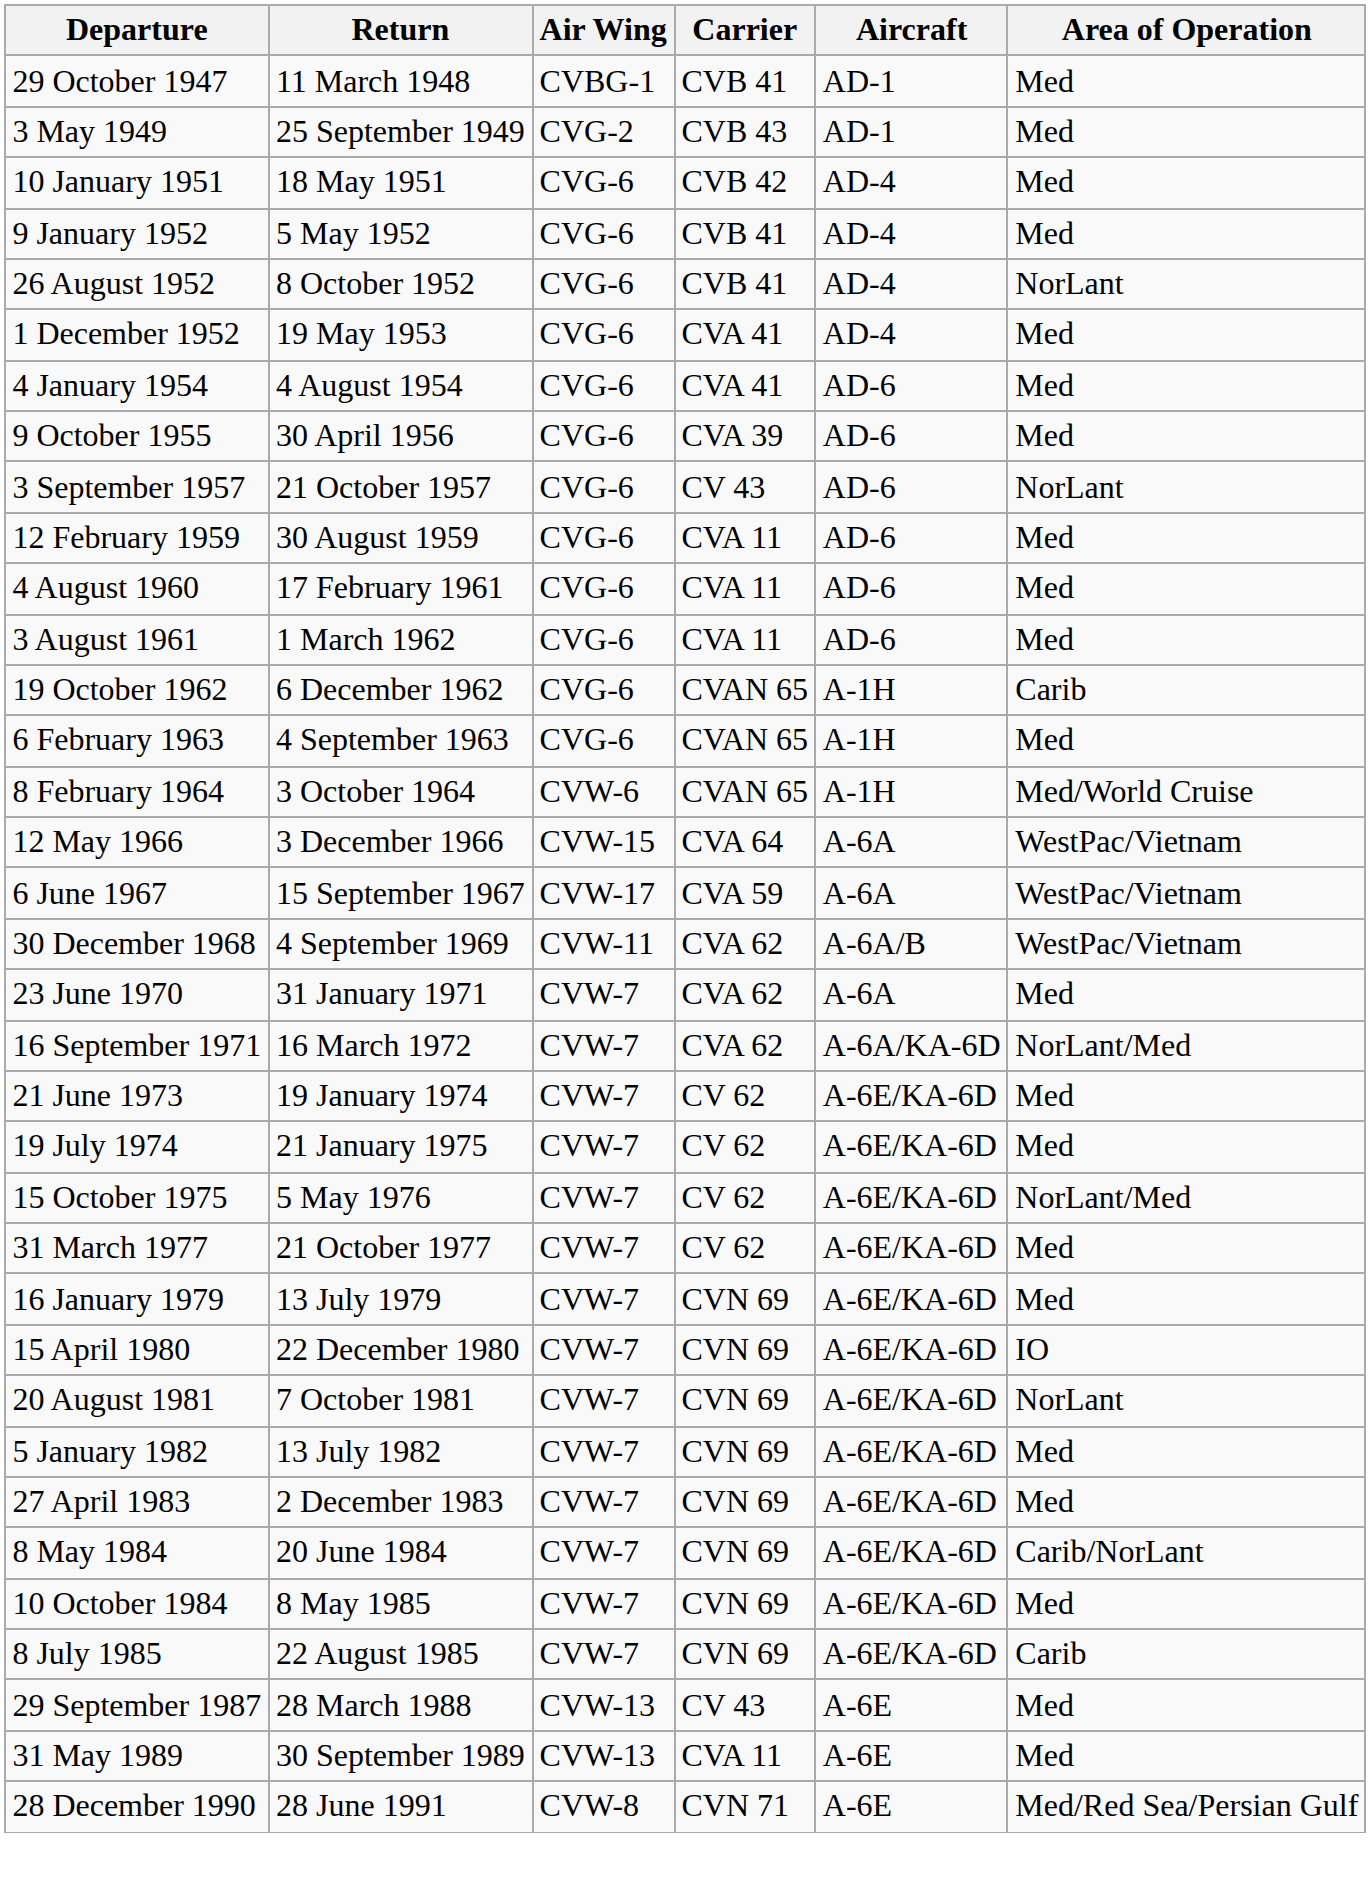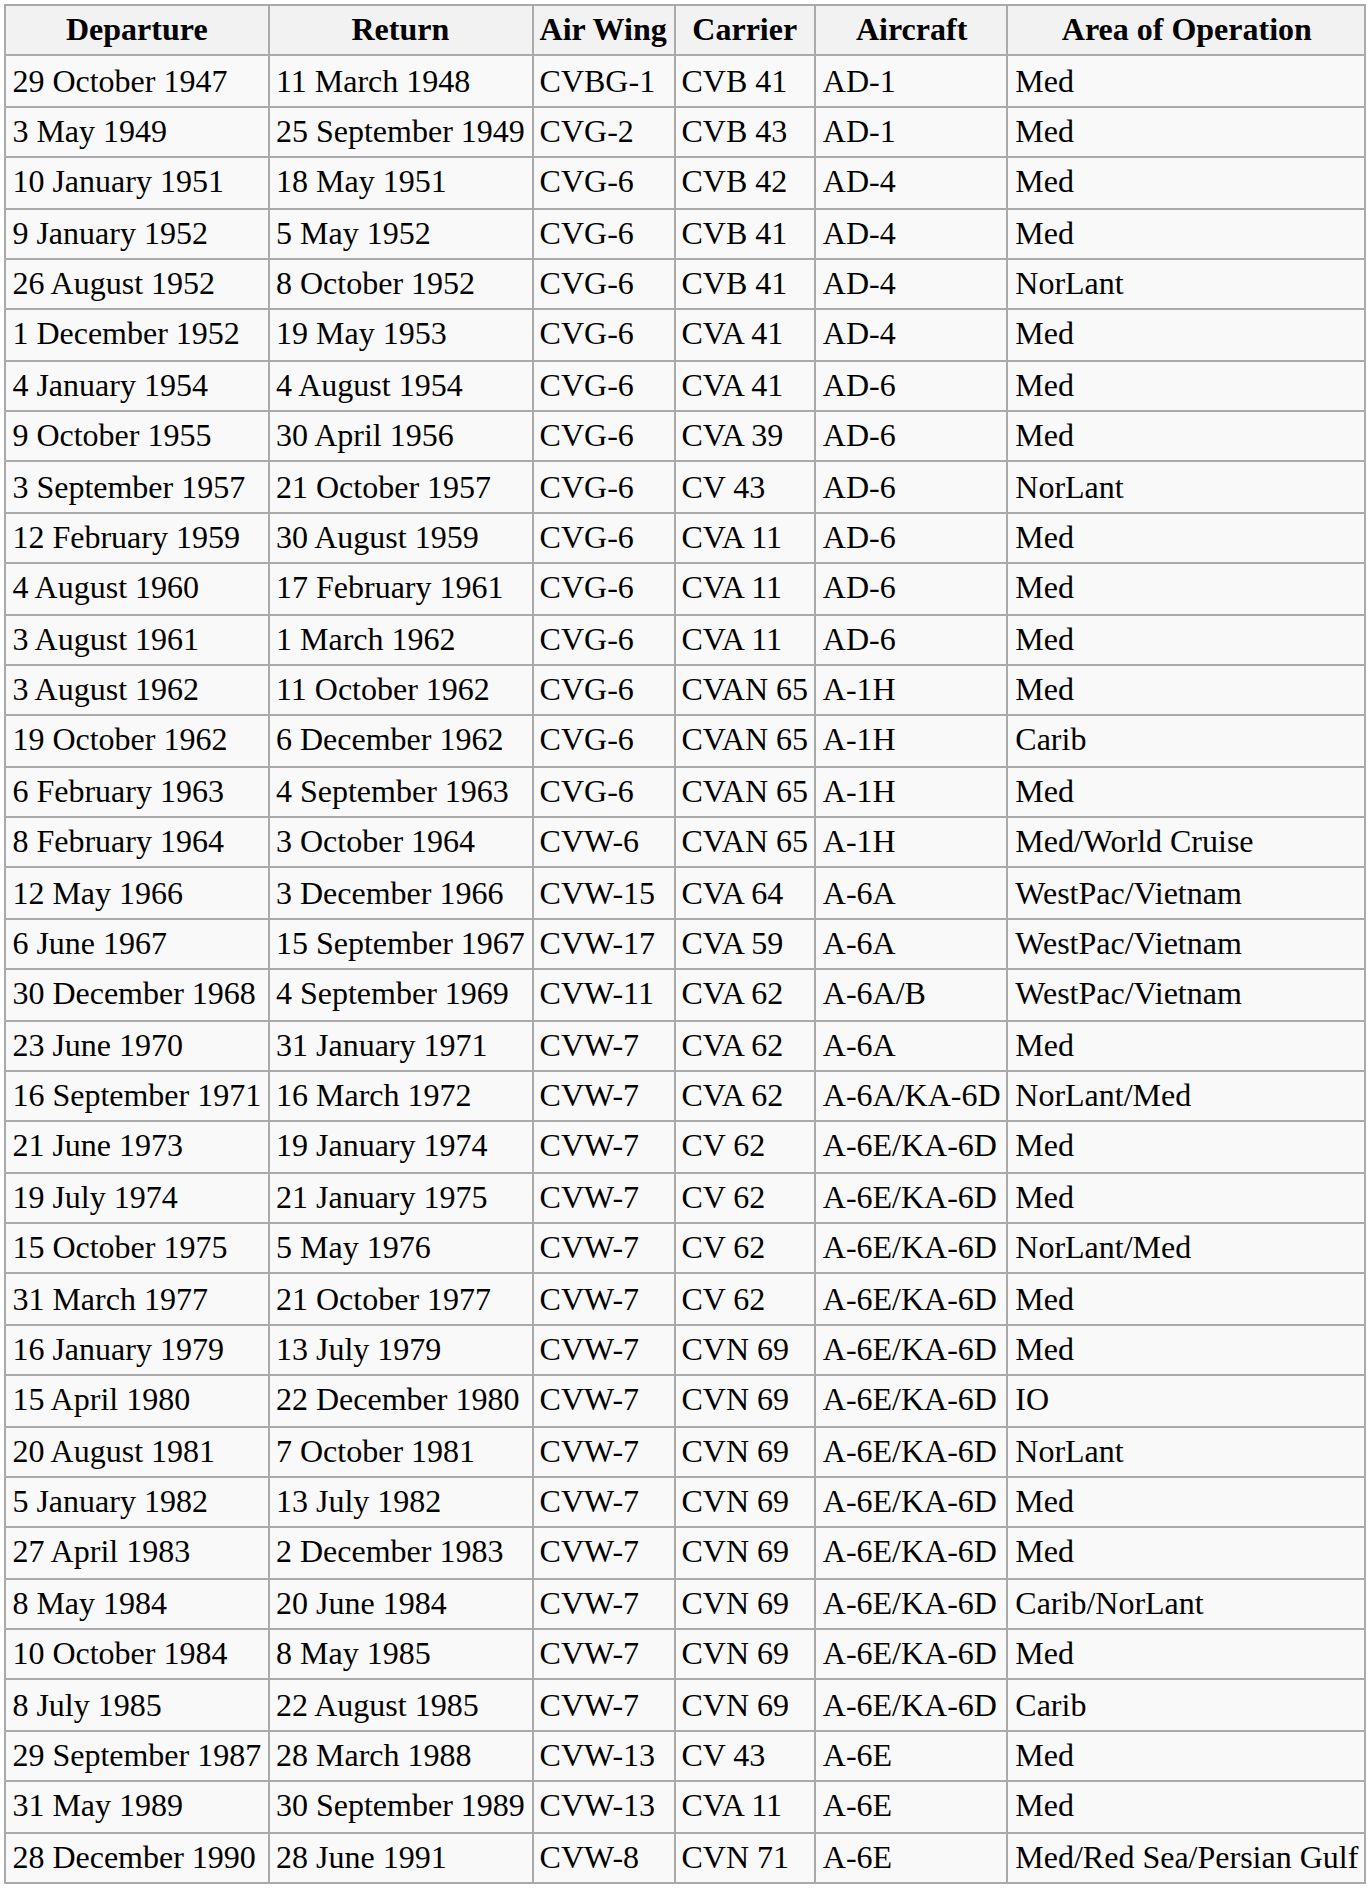+ row: (106, 689)
